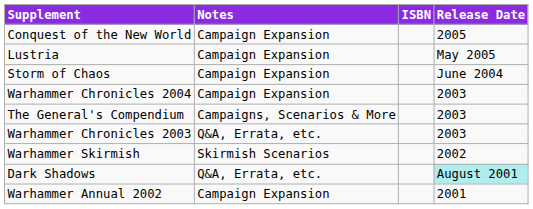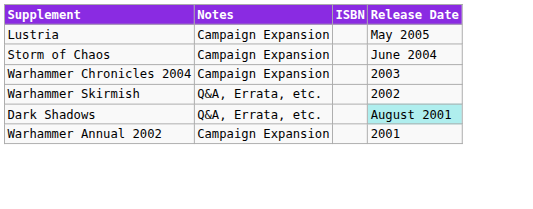- row: (99, 34)
- row: (96, 114)
- row: (99, 134)
(263, 154) Skirmish Scenarios -> (260, 94) Q&A, Errata, etc.
